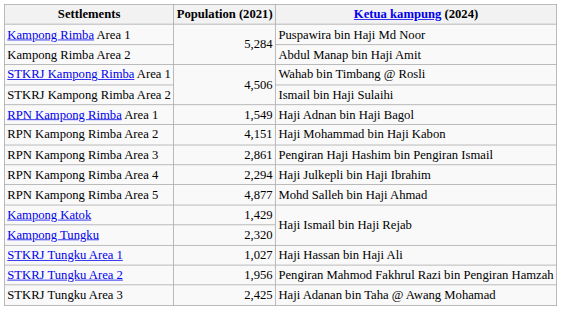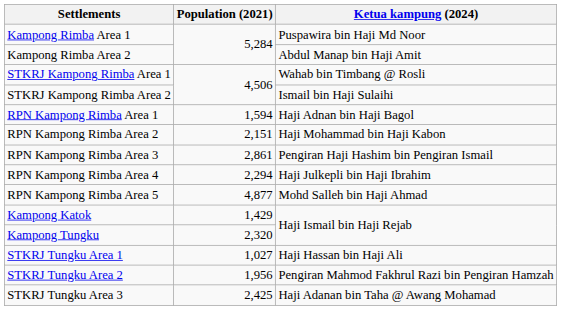(258, 114) 1,549 -> (258, 114) 1,594
(258, 134) 4,151 -> (258, 134) 2,151
